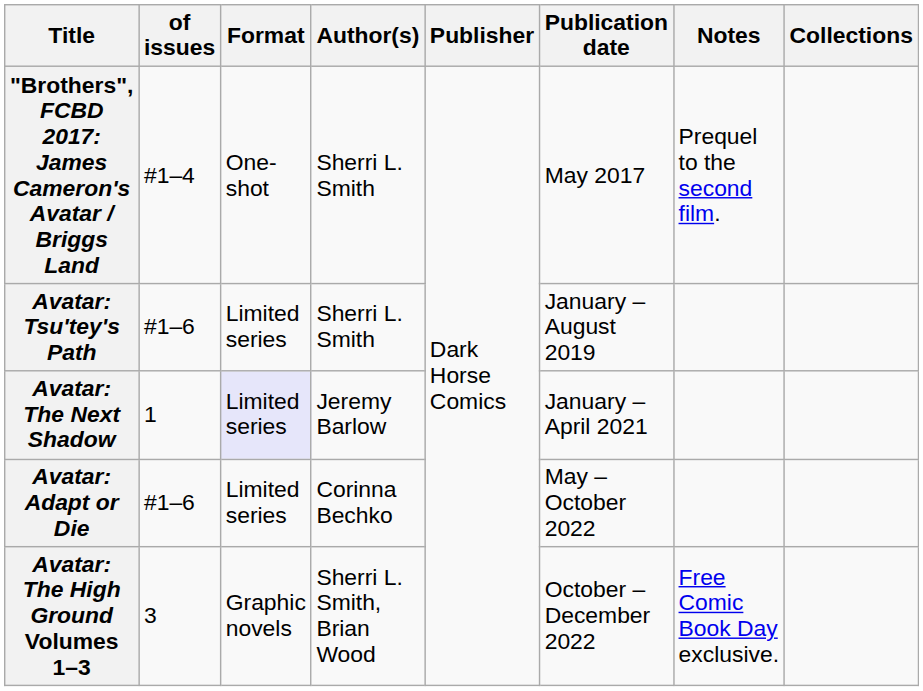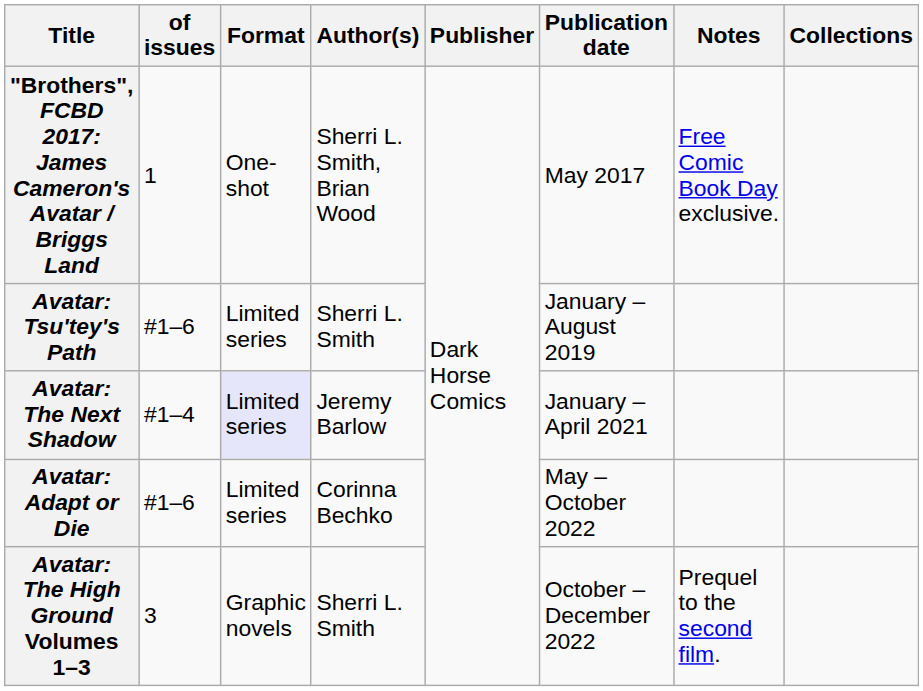(169, 174) #1–4 -> (150, 174) 1
(360, 174) Sherri L. Smith -> (360, 174) Sherri L. Smith, Brian Wood
(718, 174) Prequel to the second film. -> (729, 174) Free Comic Book Day exclusive.
(150, 414) 1 -> (169, 414) #1–4
(360, 615) Sherri L. Smith, Brian Wood -> (360, 615) Sherri L. Smith
(729, 615) Free Comic Book Day exclusive. -> (718, 615) Prequel to the second film.
